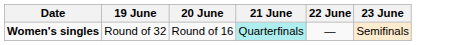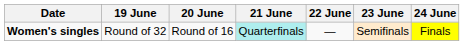+ column: (435, 13)
